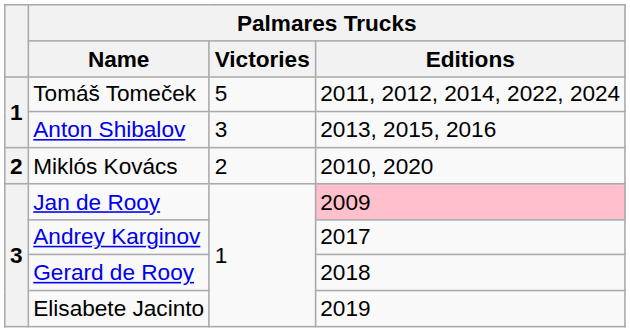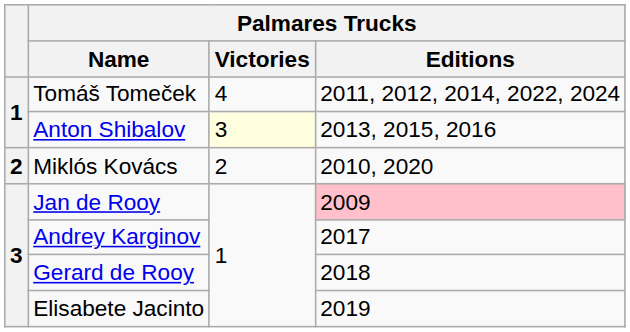(221, 94) 5 -> (221, 94) 4
(221, 130) no background -> (221, 130) lightyellow background
